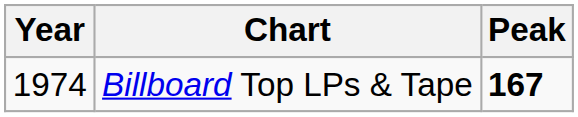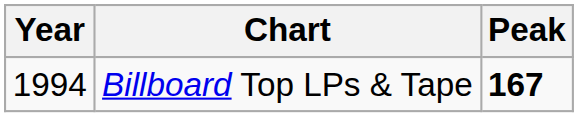(50, 83) 1974 -> (50, 83) 1994
